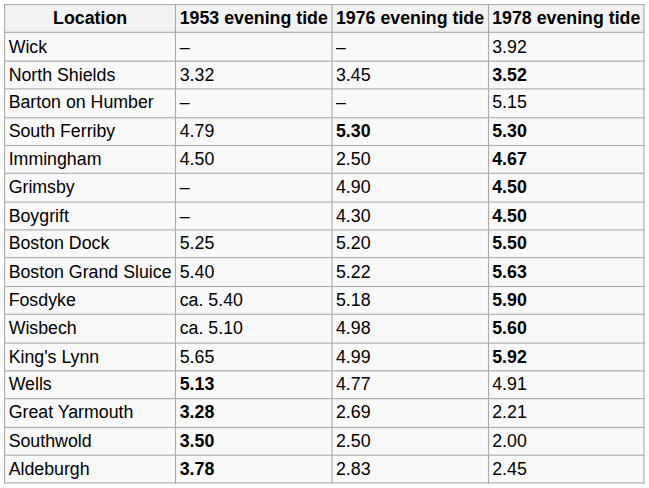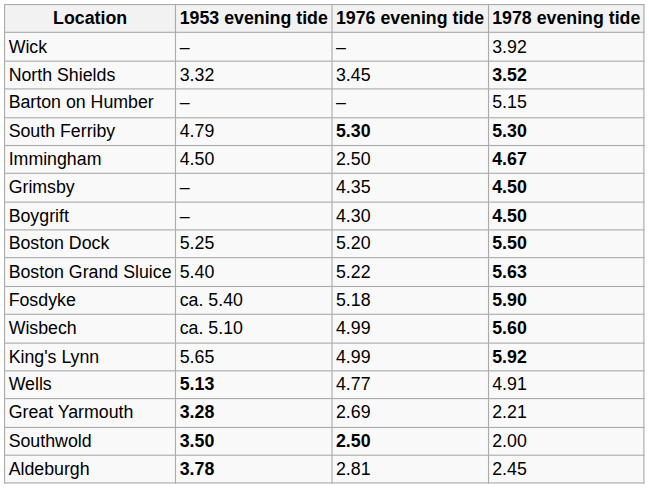(353, 187) 4.90 -> (353, 187) 4.35
(353, 328) 4.98 -> (353, 328) 4.99
(353, 441) normal -> (353, 441) bold
(353, 469) 2.83 -> (353, 469) 2.81
